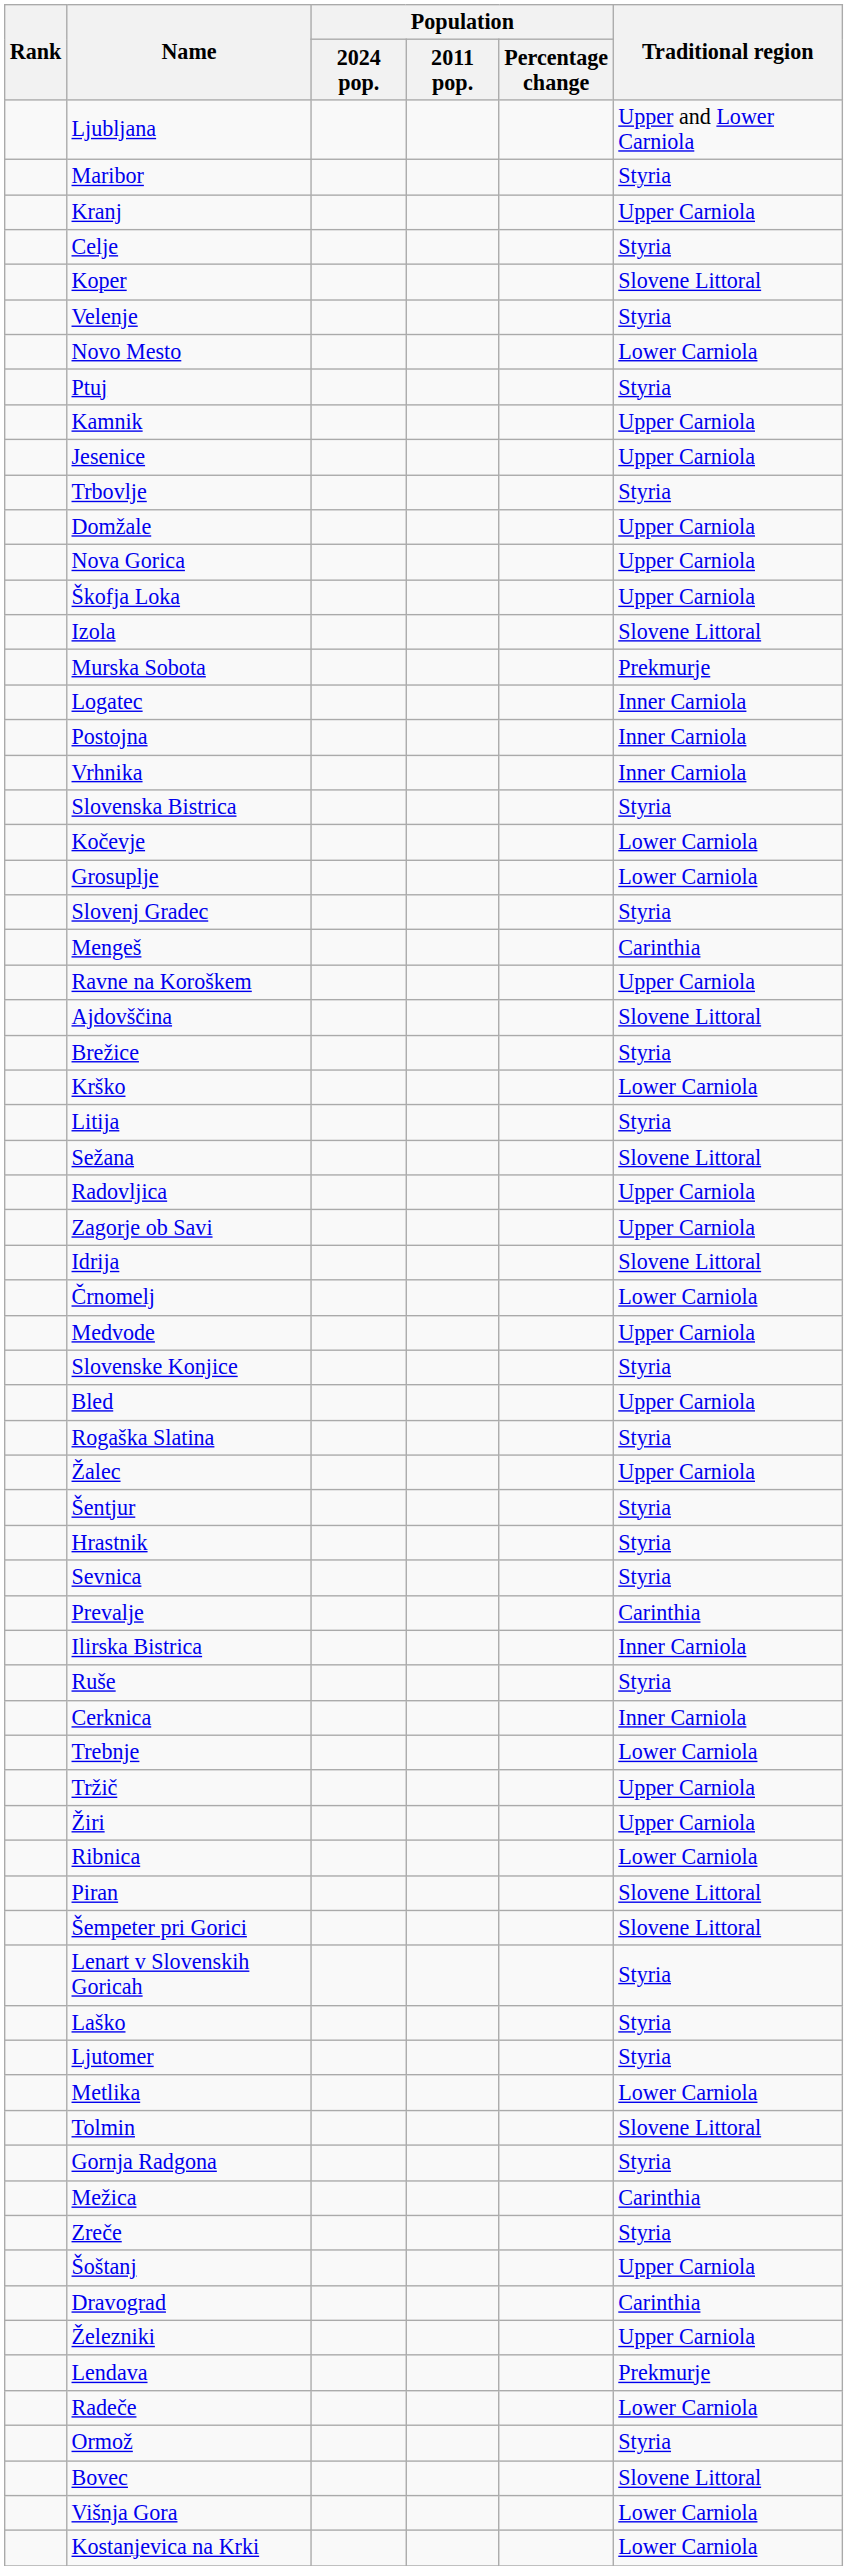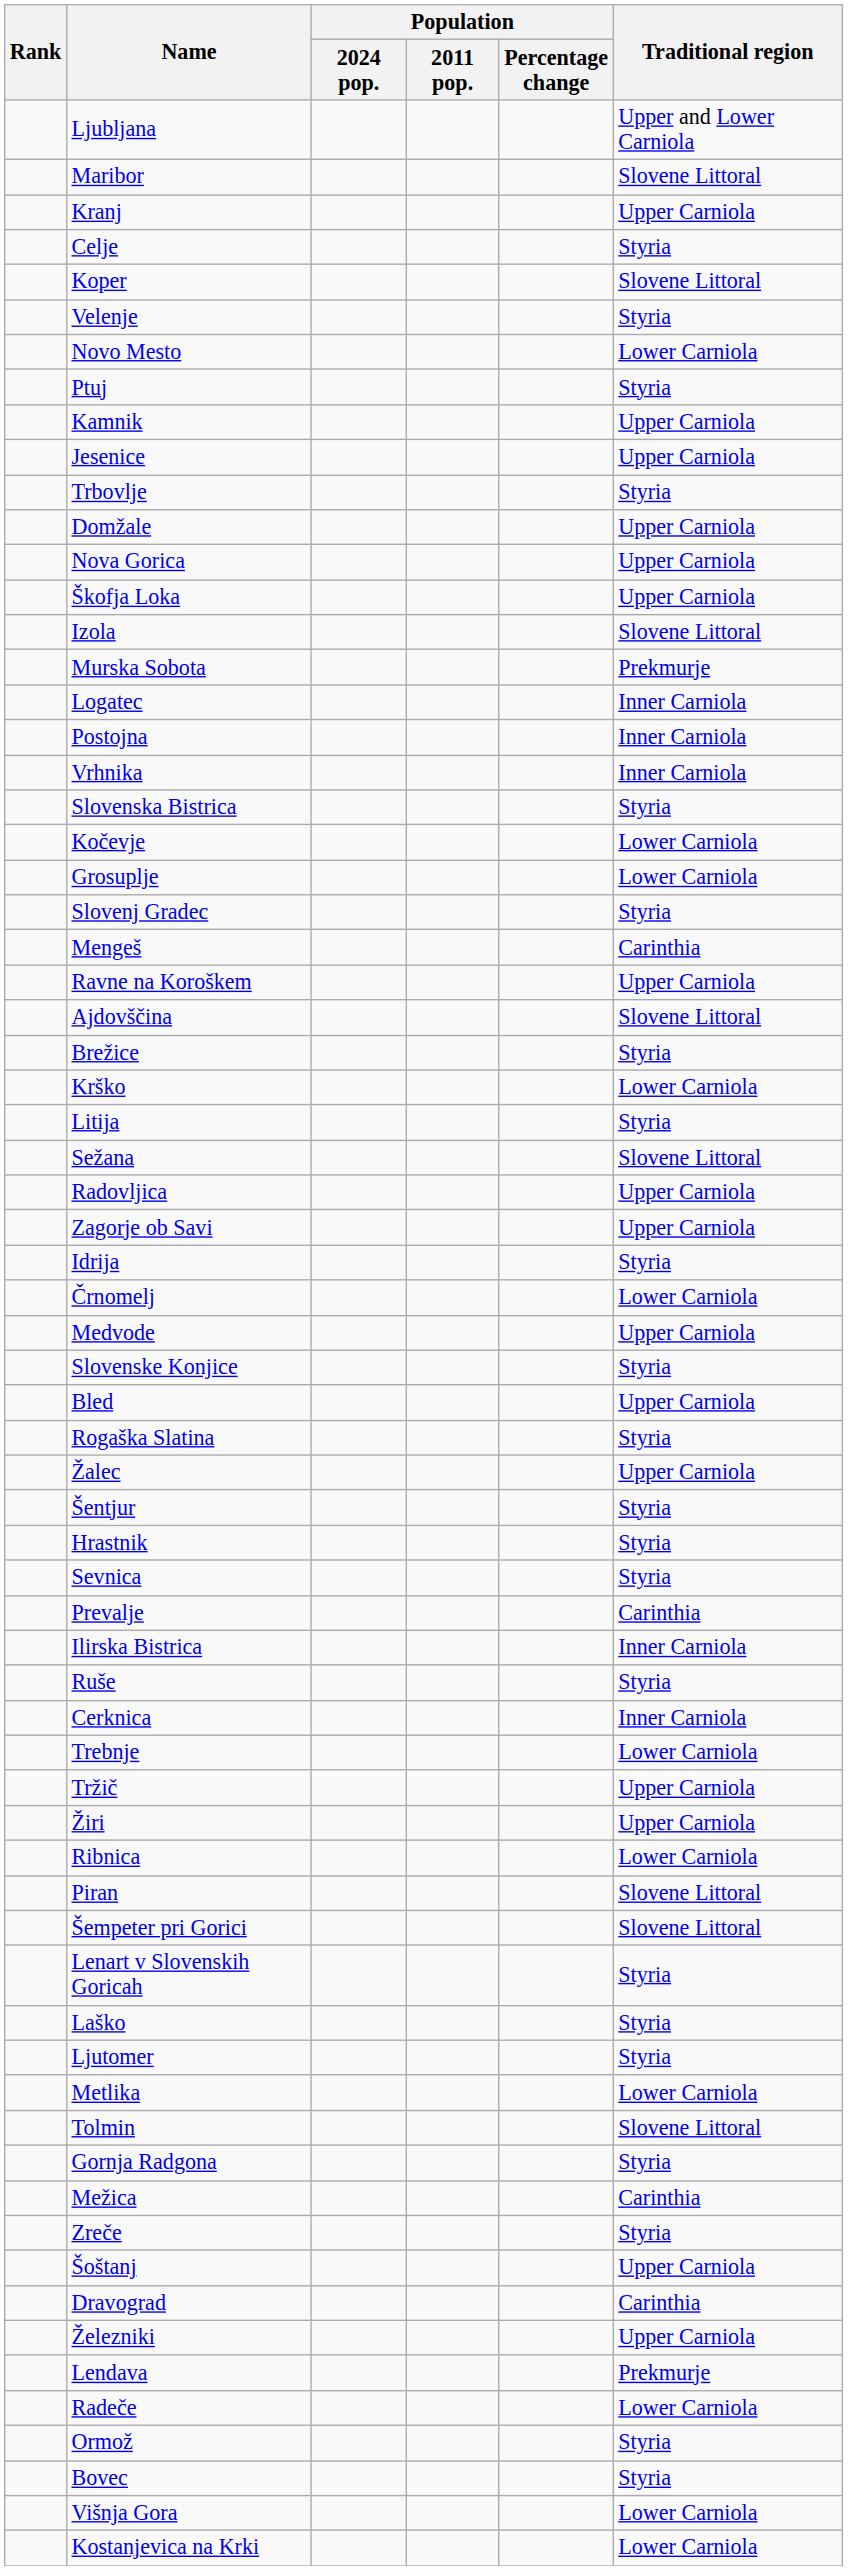(645, 176) Styria -> (690, 176) Slovene Littoral
(690, 1262) Slovene Littoral -> (645, 1262) Styria
(690, 2477) Slovene Littoral -> (645, 2477) Styria
